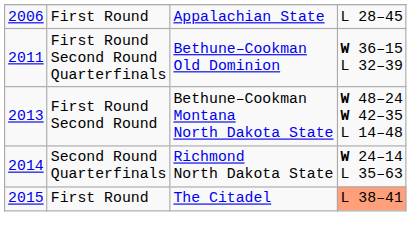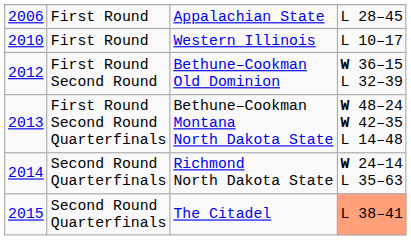+ row: (245, 41)
(26, 58) 2011 -> (26, 74) 2012
(109, 58) First Round Second Round Quarterfinals -> (104, 74) First Round Second Round
(104, 116) First Round Second Round -> (109, 123) First Round Second Round Quarterfinals
(100, 199) First Round -> (109, 214) Second Round Quarterfinals
